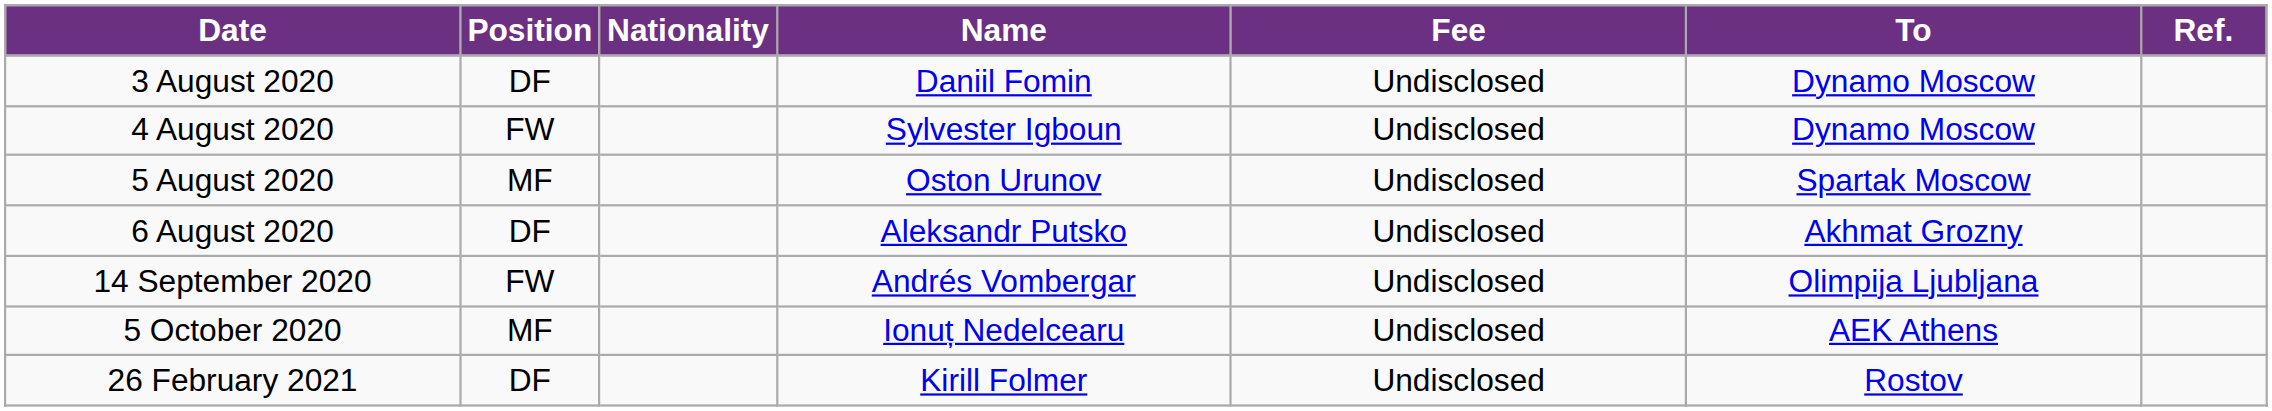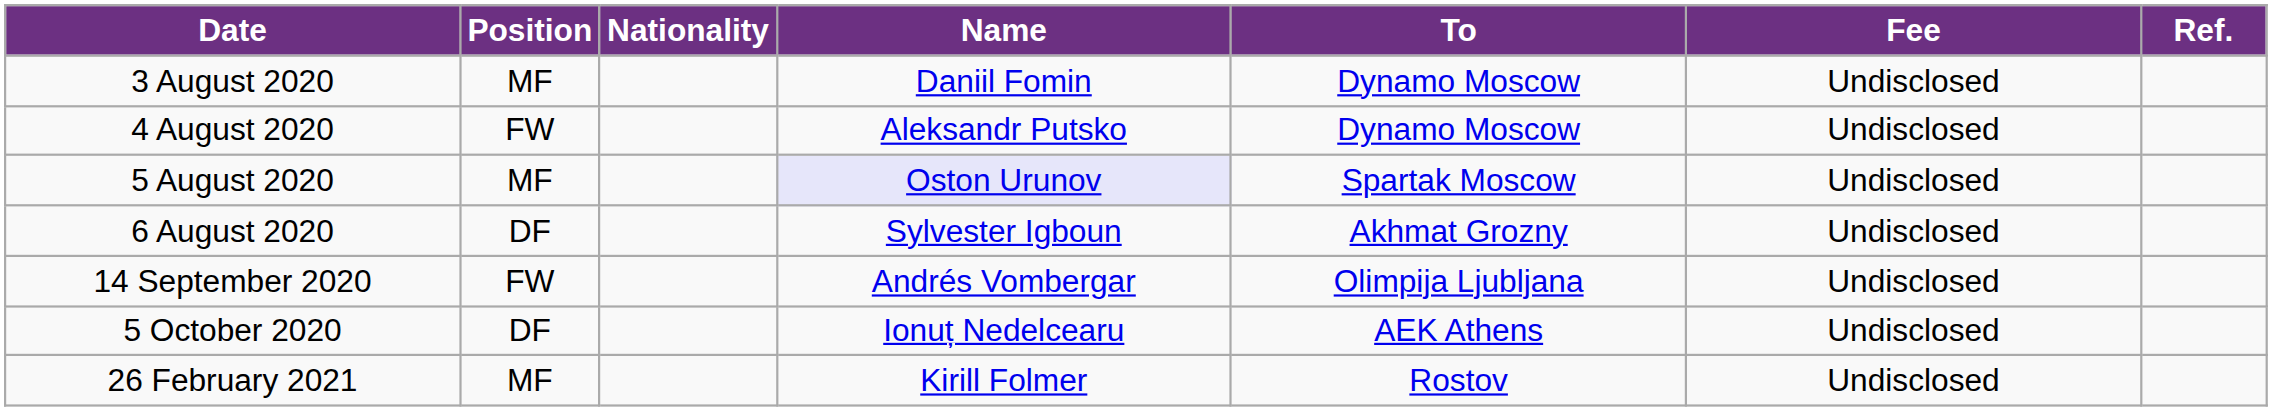columns swapped: (1913, 31) <-> (1459, 31)
(530, 81) DF -> (530, 81) MF
(1004, 131) Sylvester Igboun -> (1004, 131) Aleksandr Putsko
(1004, 181) no background -> (1004, 181) lavender background
(1004, 231) Aleksandr Putsko -> (1004, 231) Sylvester Igboun
(530, 331) MF -> (530, 331) DF
(530, 381) DF -> (530, 381) MF
